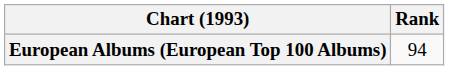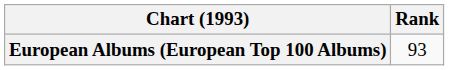(417, 49) 94 -> (417, 49) 93
